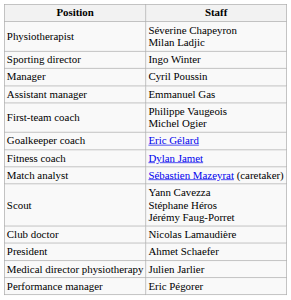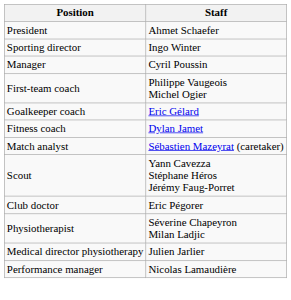rows swapped: (27, 251) <-> (40, 36)
- row: (47, 94)
(192, 234) Nicolas Lamaudière -> (176, 205) Eric Pégorer
(176, 286) Eric Pégorer -> (192, 269) Nicolas Lamaudière
